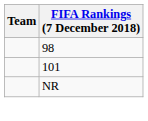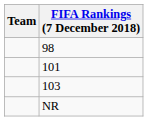+ row: (51, 86)
